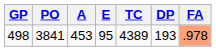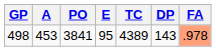columns swapped: (50, 14) <-> (82, 14)
(165, 35) 193 -> (165, 35) 143
